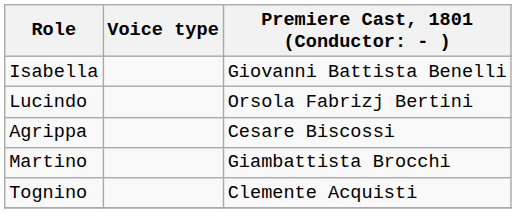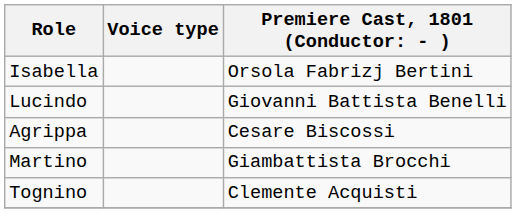(367, 72) Giovanni Battista Benelli -> (350, 72) Orsola Fabrizj Bertini
(350, 102) Orsola Fabrizj Bertini -> (367, 102) Giovanni Battista Benelli
